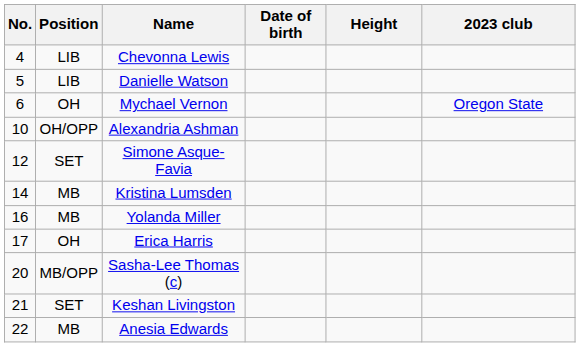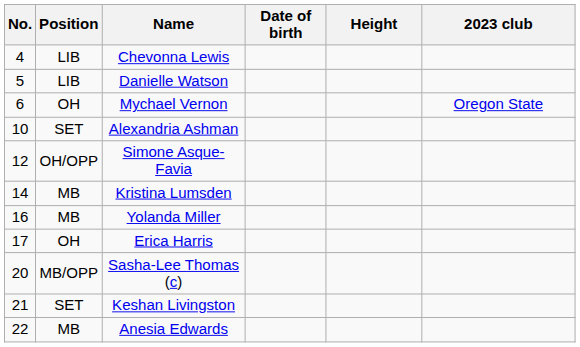(69, 128) OH/OPP -> (69, 128) SET
(69, 161) SET -> (69, 161) OH/OPP
